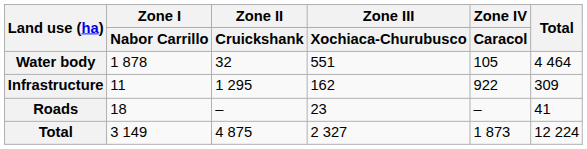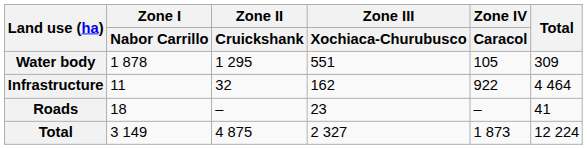(223, 62) 32 -> (234, 62) 1 295
(553, 62) 4 464 -> (547, 62) 309
(234, 86) 1 295 -> (223, 86) 32
(547, 86) 309 -> (553, 86) 4 464
